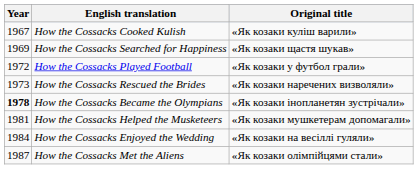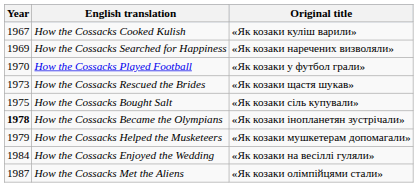(293, 48) «Як козаки щастя шукав» -> (313, 48) «Як козаки наречених визволяли»
(18, 66) 1972 -> (18, 66) 1970
(313, 84) «Як козаки наречених визволяли» -> (293, 84) «Як козаки щастя шукав»
+ row: (103, 102)
(18, 119) 1981 -> (18, 137) 1979
